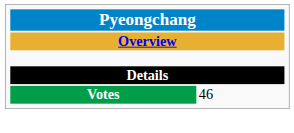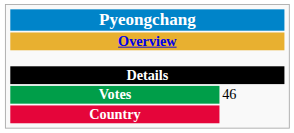+ row: (115, 114)
